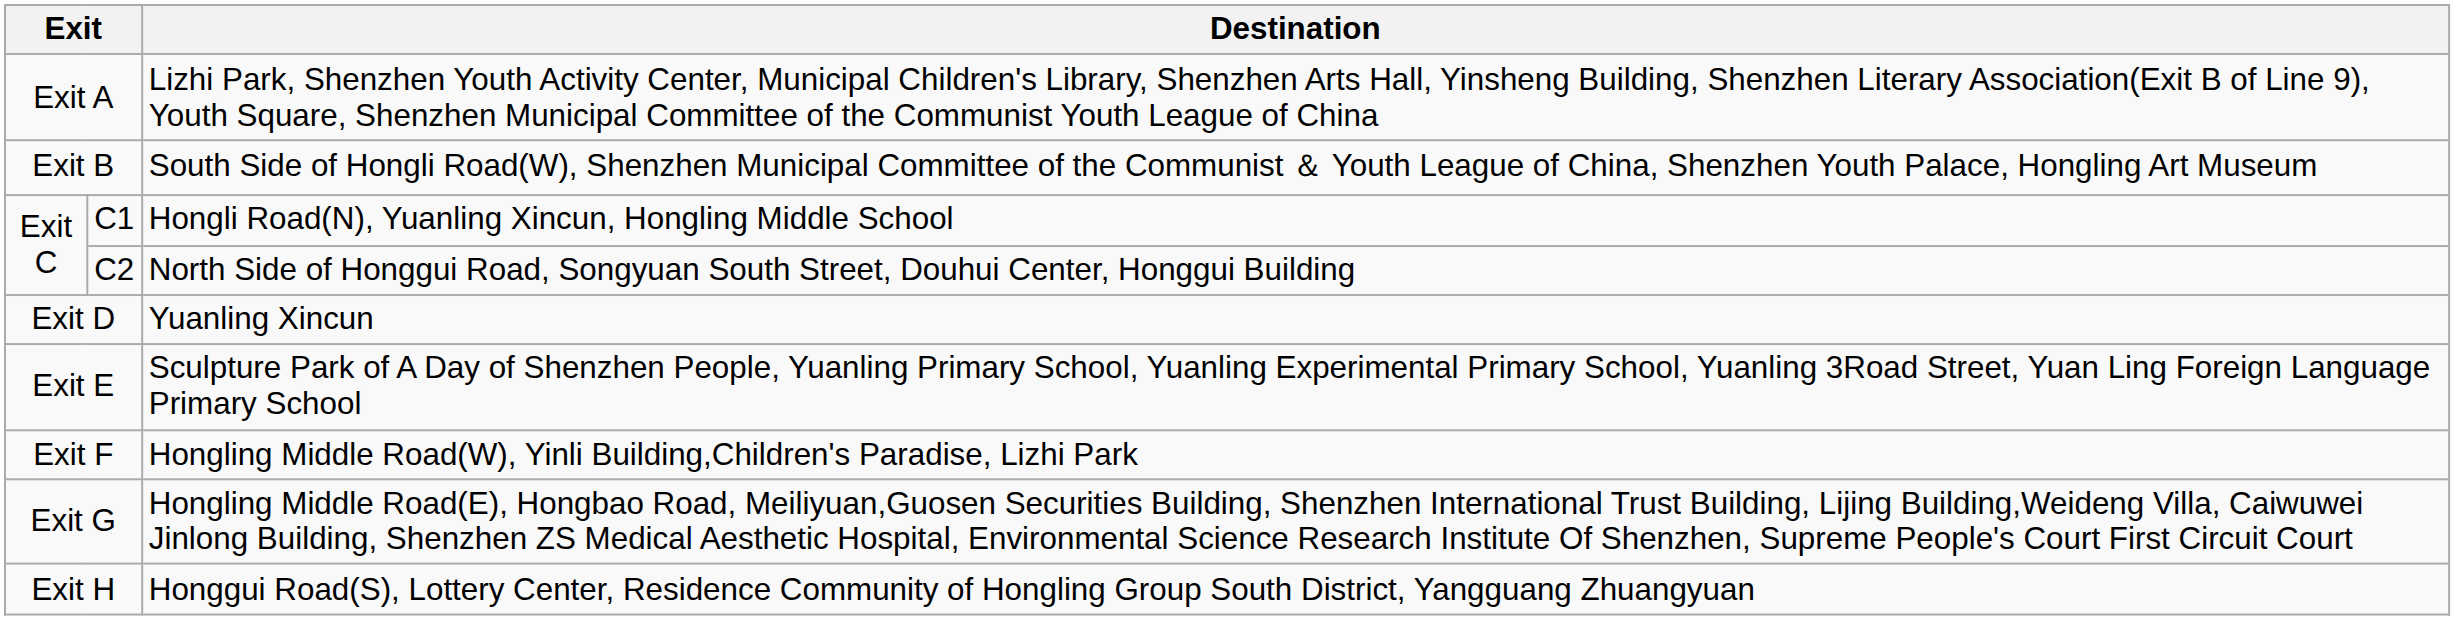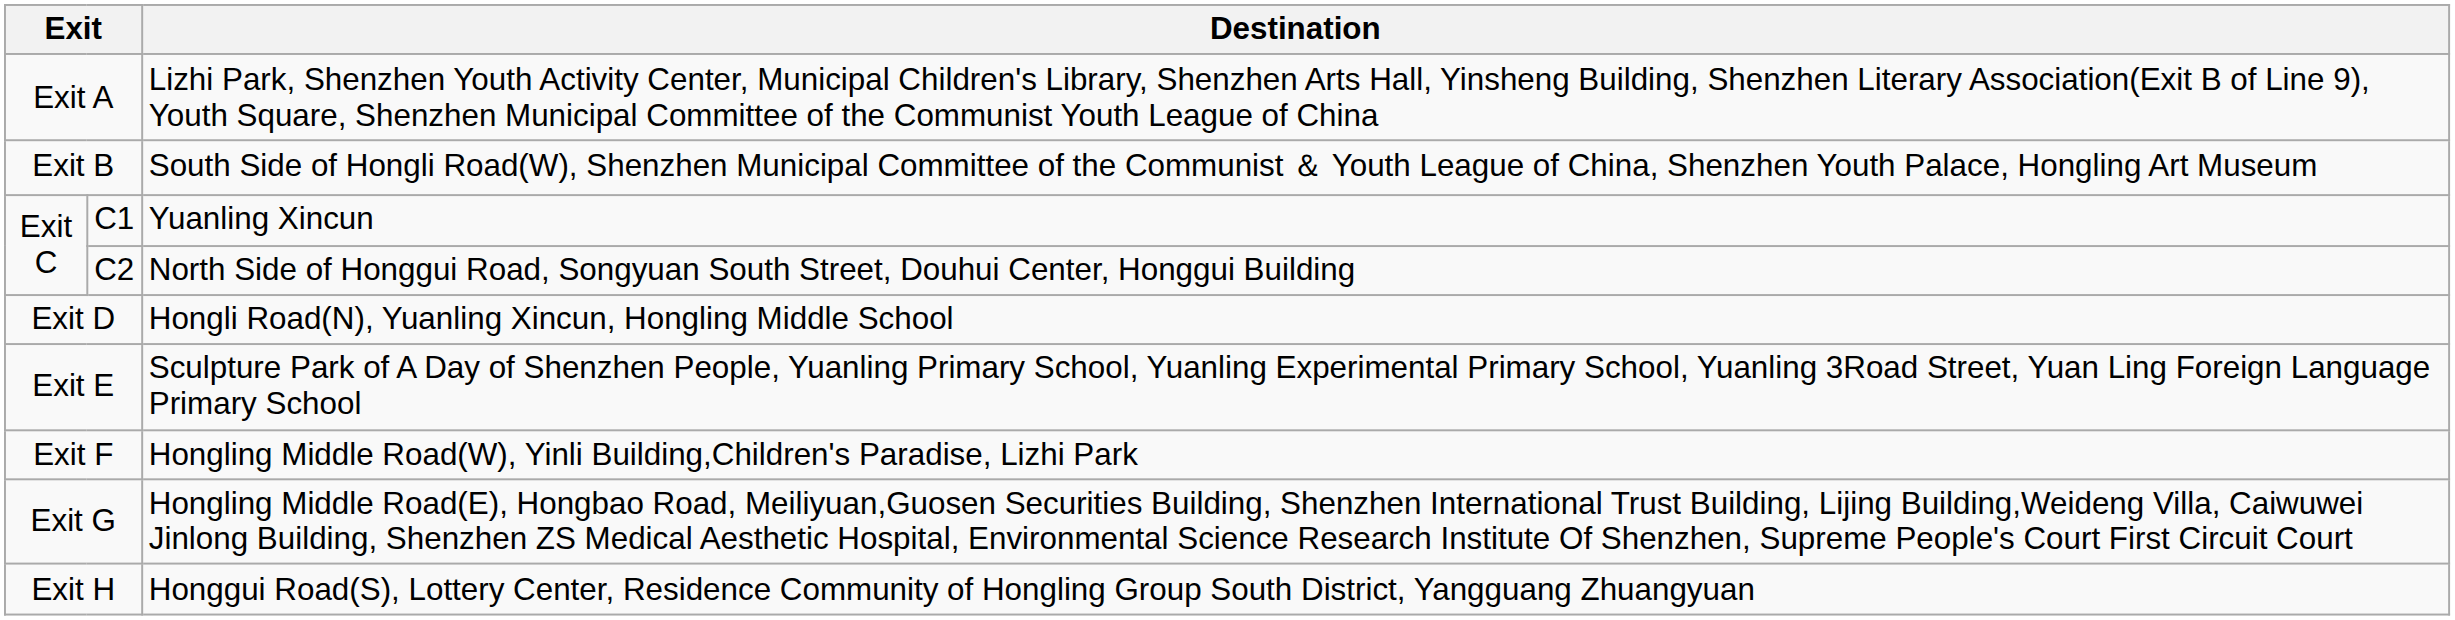(551, 219) Hongli Road(N), Yuanling Xincun, Hongling Middle School -> (261, 219) Yuanling Xincun
(261, 319) Yuanling Xincun -> (551, 319) Hongli Road(N), Yuanling Xincun, Hongling Middle School
